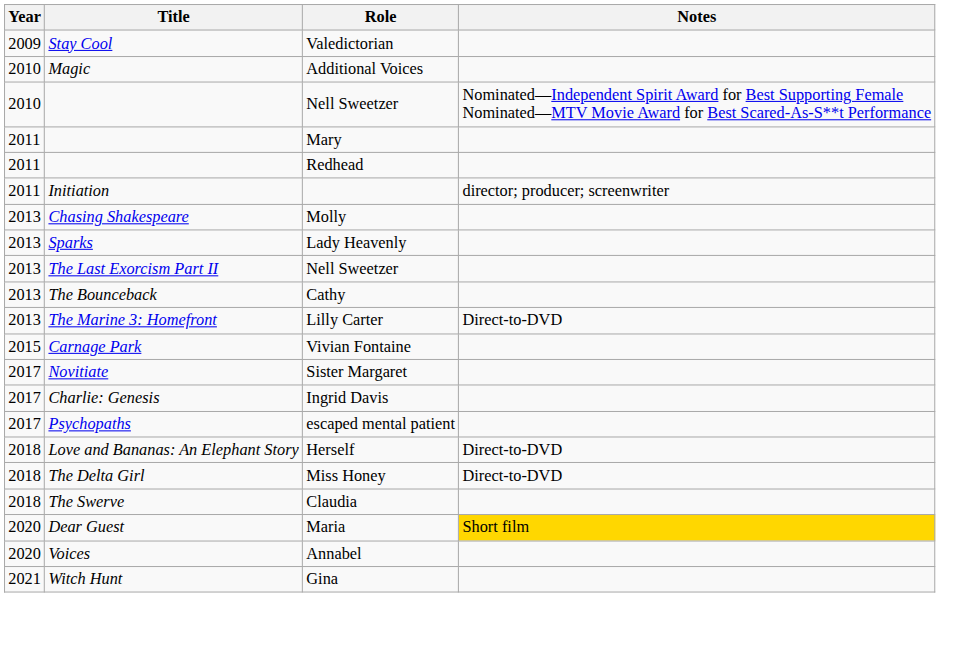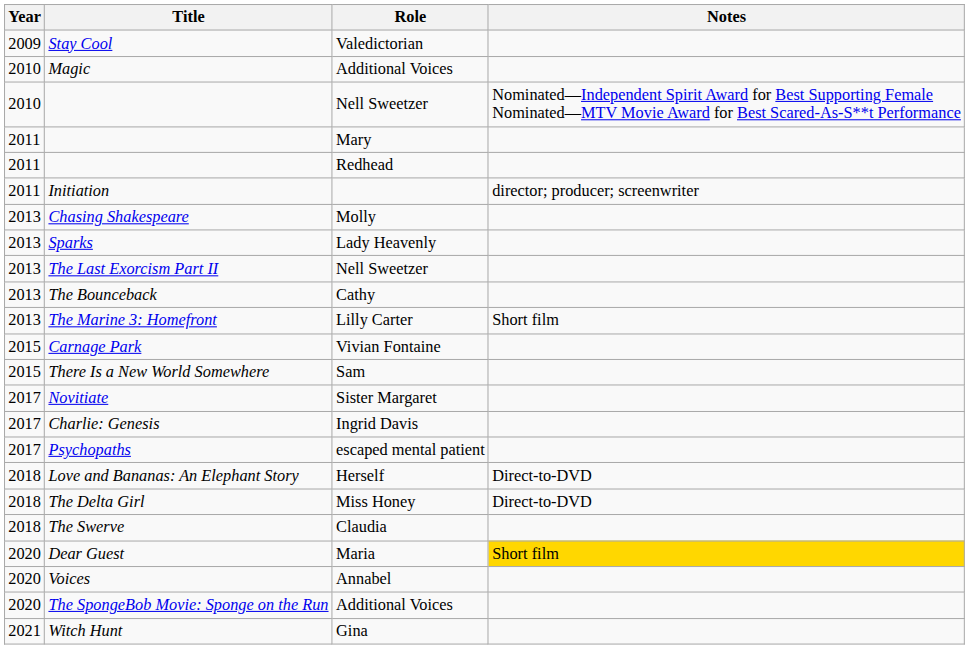(512, 320) Direct-to-DVD -> (526, 320) Short film
+ row: (159, 372)
+ row: (188, 605)
